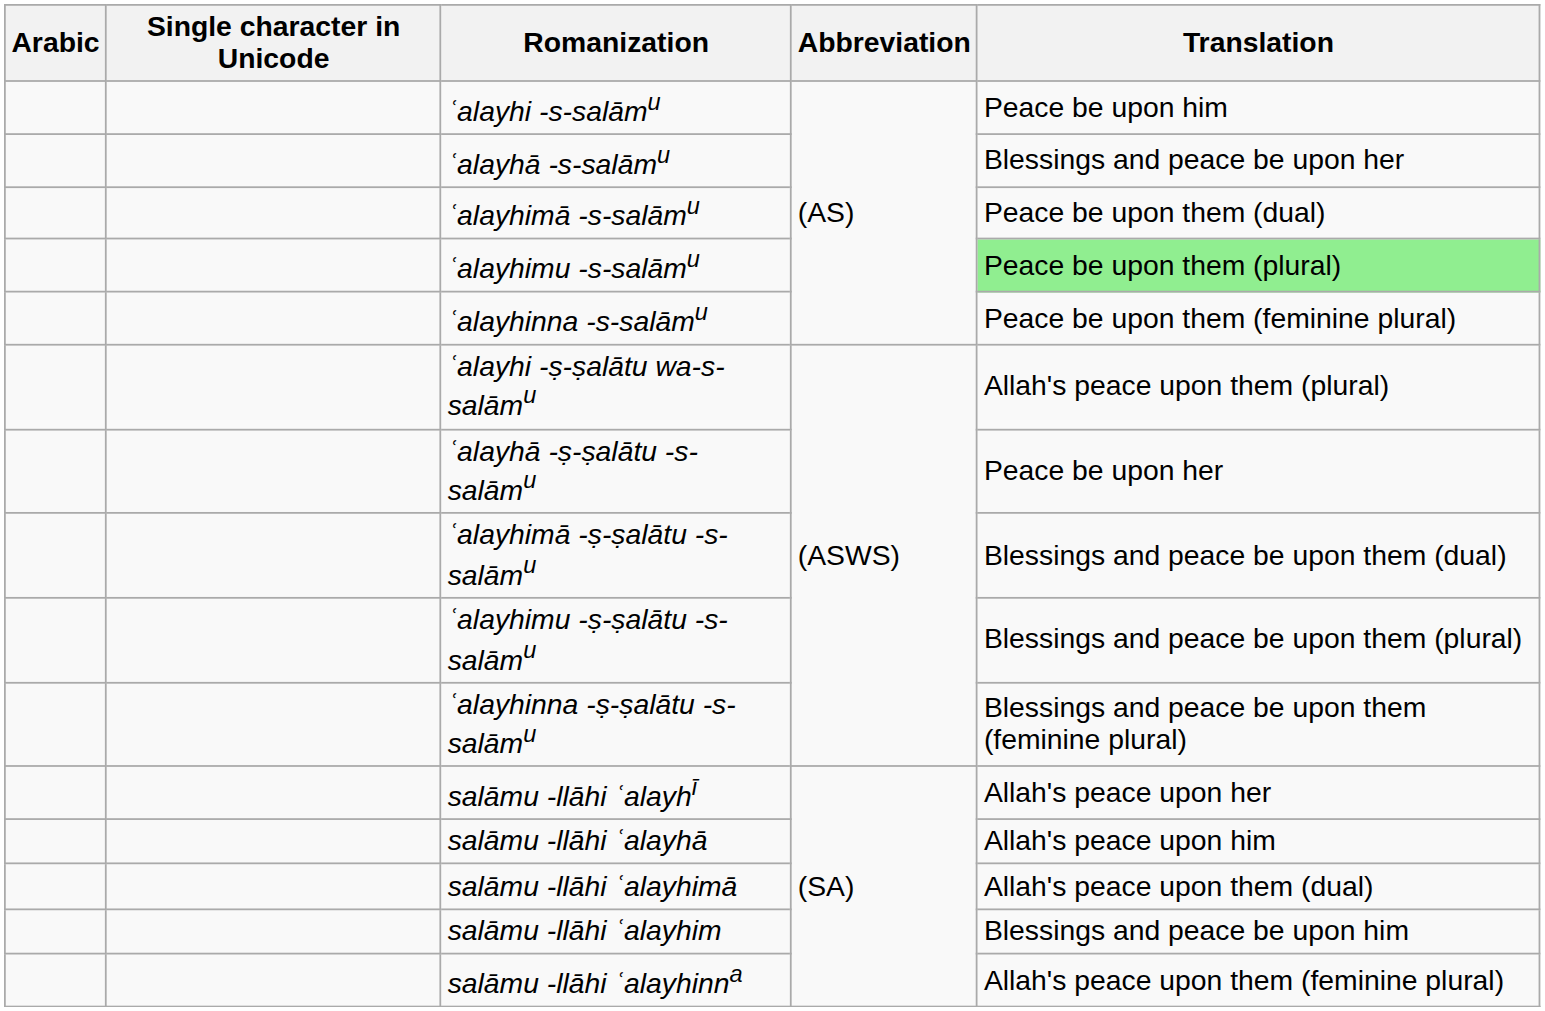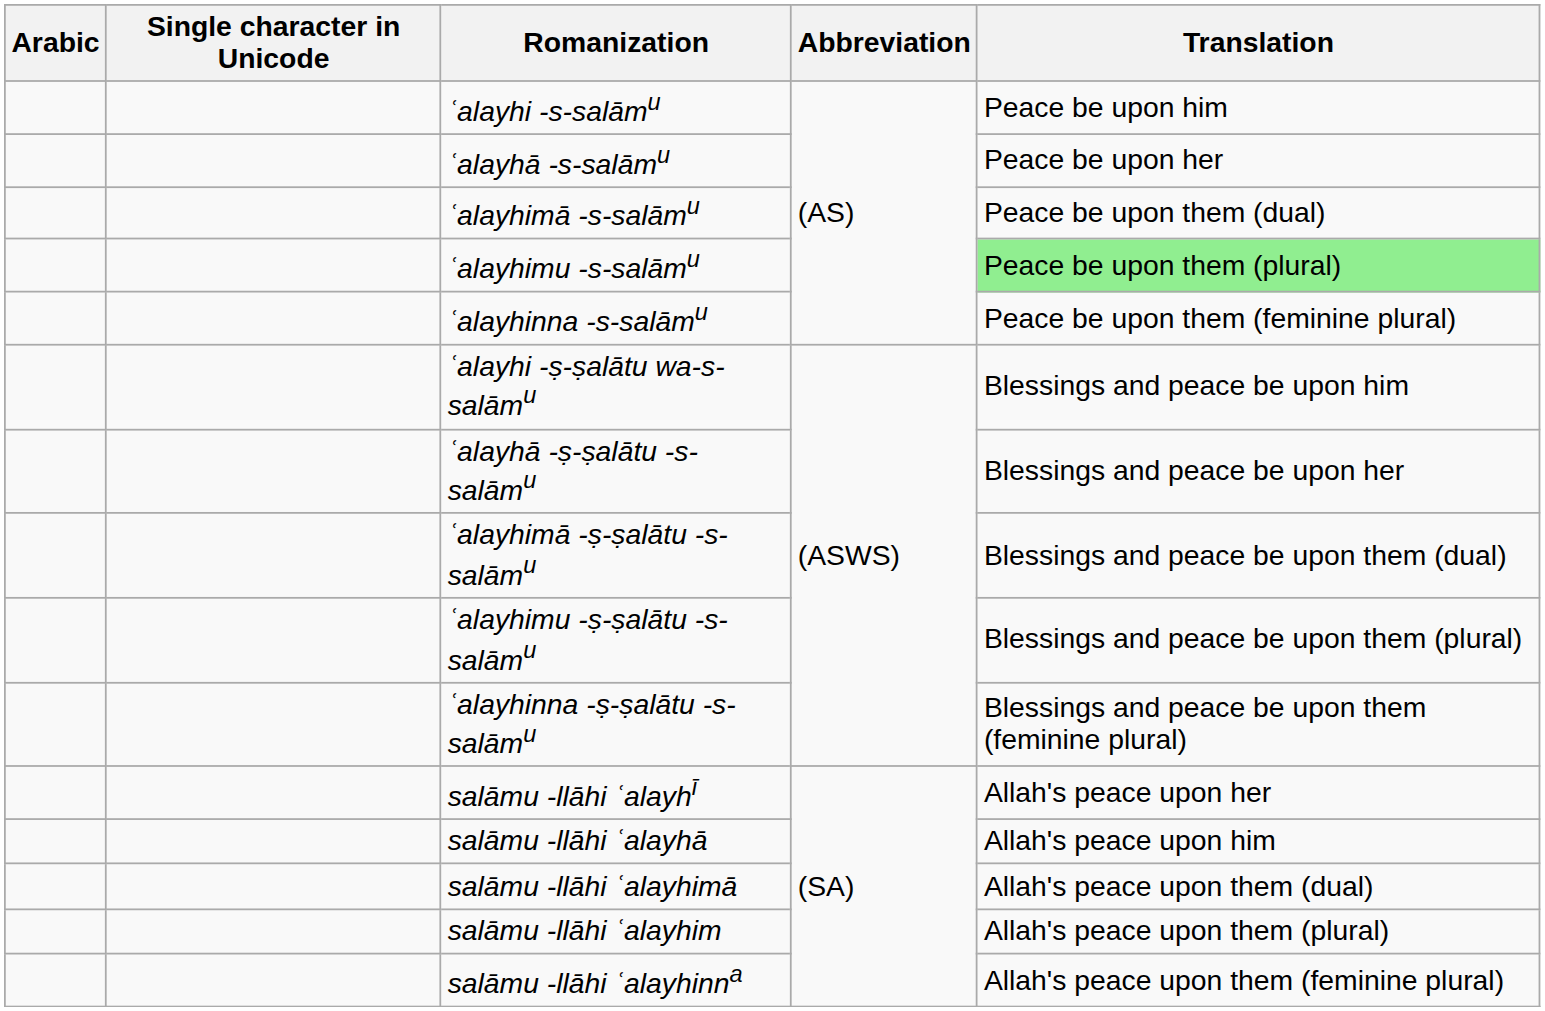(1194, 160) Blessings and peace be upon her -> (1104, 160) Peace be upon her
(1187, 386) Allah's peace upon them (plural) -> (1196, 386) Blessings and peace be upon him
(1104, 470) Peace be upon her -> (1194, 470) Blessings and peace be upon her
(1196, 931) Blessings and peace be upon him -> (1187, 931) Allah's peace upon them (plural)
